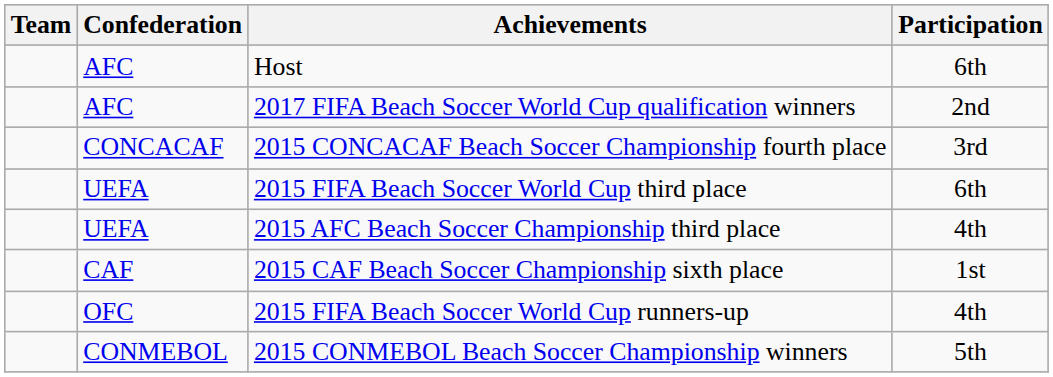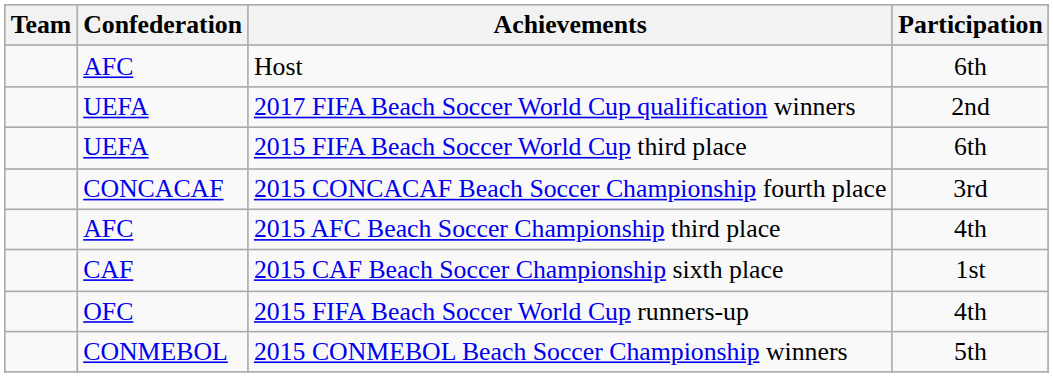(108, 106) AFC -> (116, 106) UEFA
rows swapped: (570, 147) <-> (500, 188)
(116, 229) UEFA -> (108, 229) AFC
